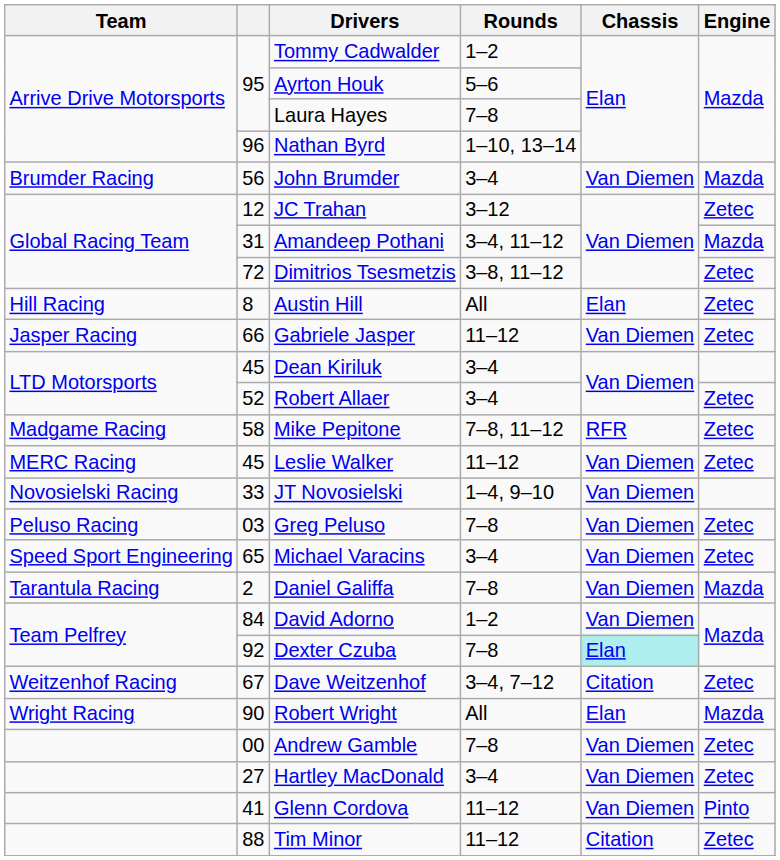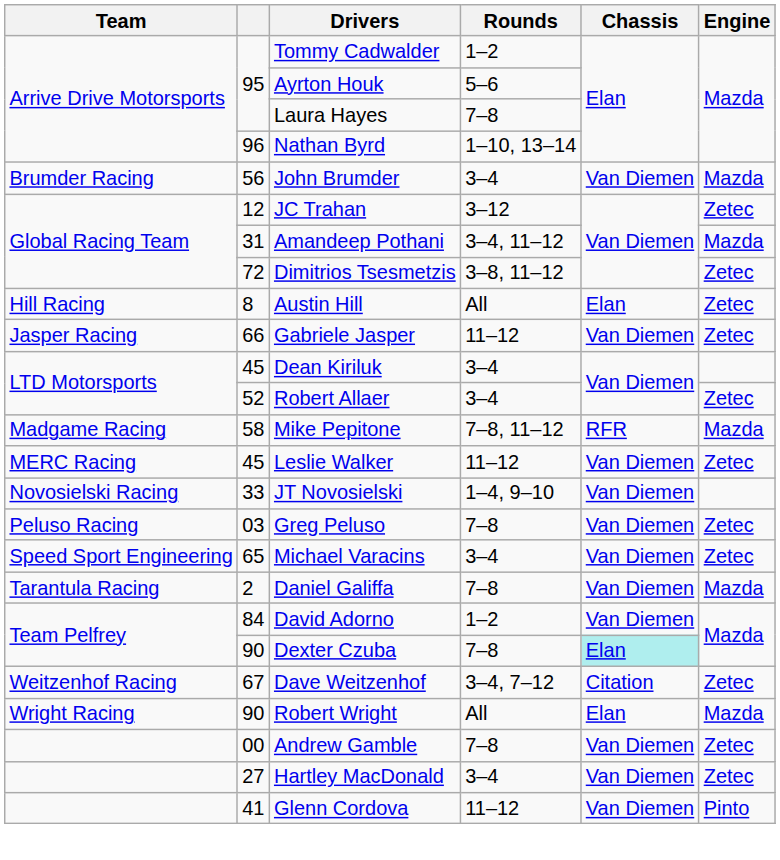(729, 430) Zetec -> (734, 430) Mazda
(253, 650) 92 -> (253, 650) 90
- row: (318, 839)
